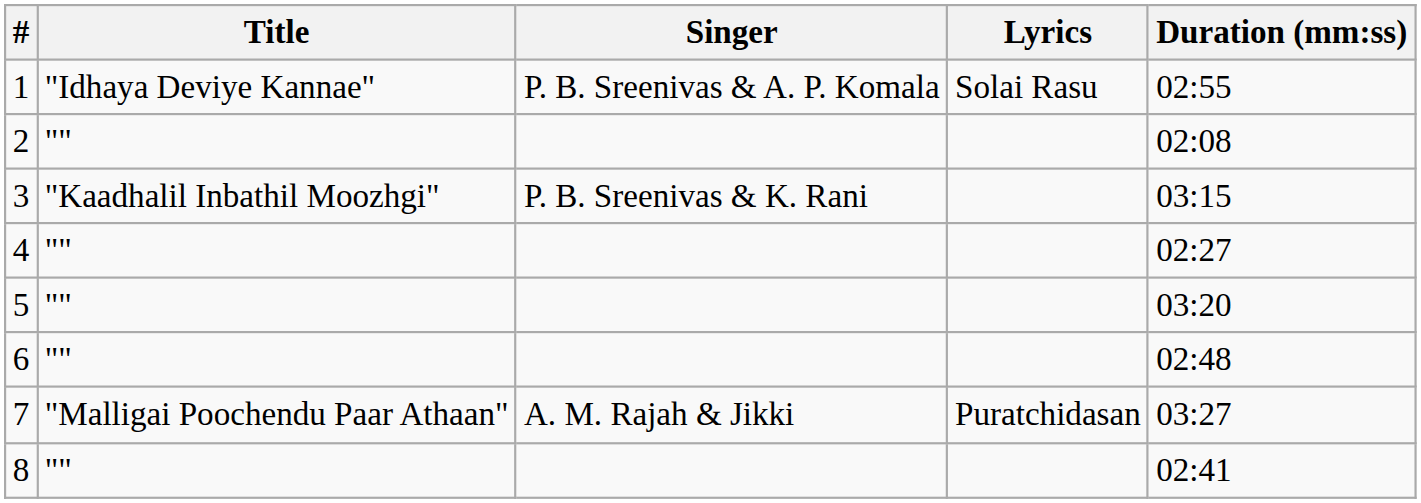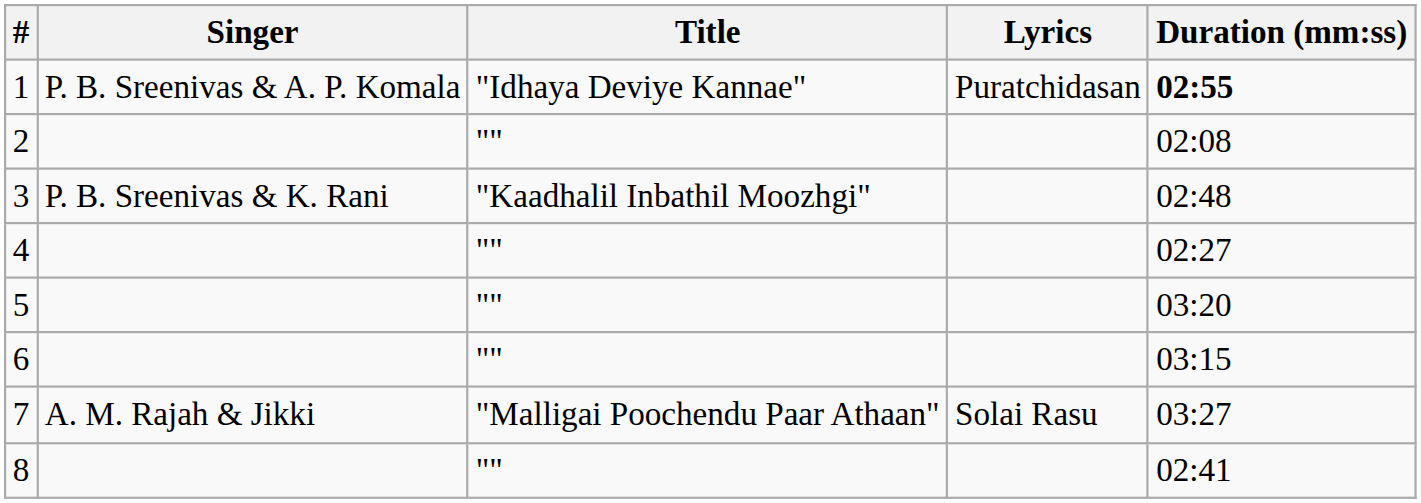columns swapped: (277, 32) <-> (732, 32)
(1026, 86) Solai Rasu -> (1048, 86) Puratchidasan
(1194, 86) normal -> (1195, 86) bold
(1194, 195) 03:15 -> (1194, 195) 02:48
(1194, 359) 02:48 -> (1194, 359) 03:15
(1048, 414) Puratchidasan -> (1026, 414) Solai Rasu
